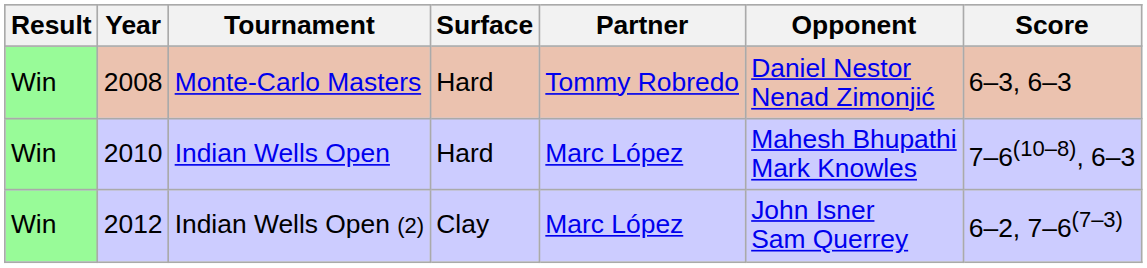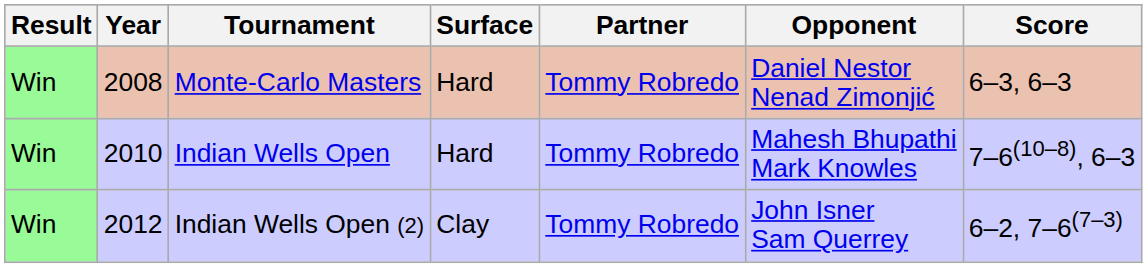(614, 153) Marc López -> (642, 153) Tommy Robredo
(614, 225) Marc López -> (642, 225) Tommy Robredo
